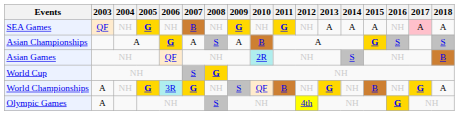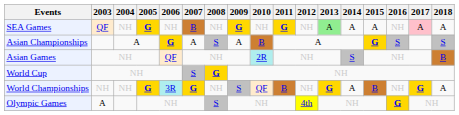(329, 27) no background -> (329, 27) lightgreen background
(102, 88) A -> (102, 88) NH
(352, 88) NH -> (352, 88) A
